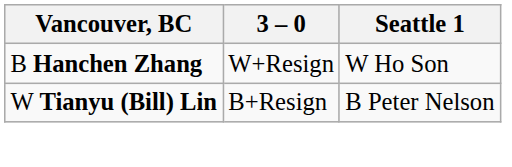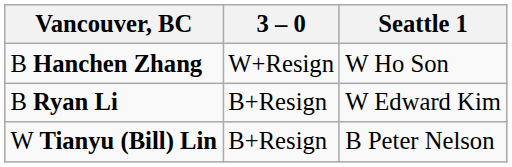+ row: (64, 102)
